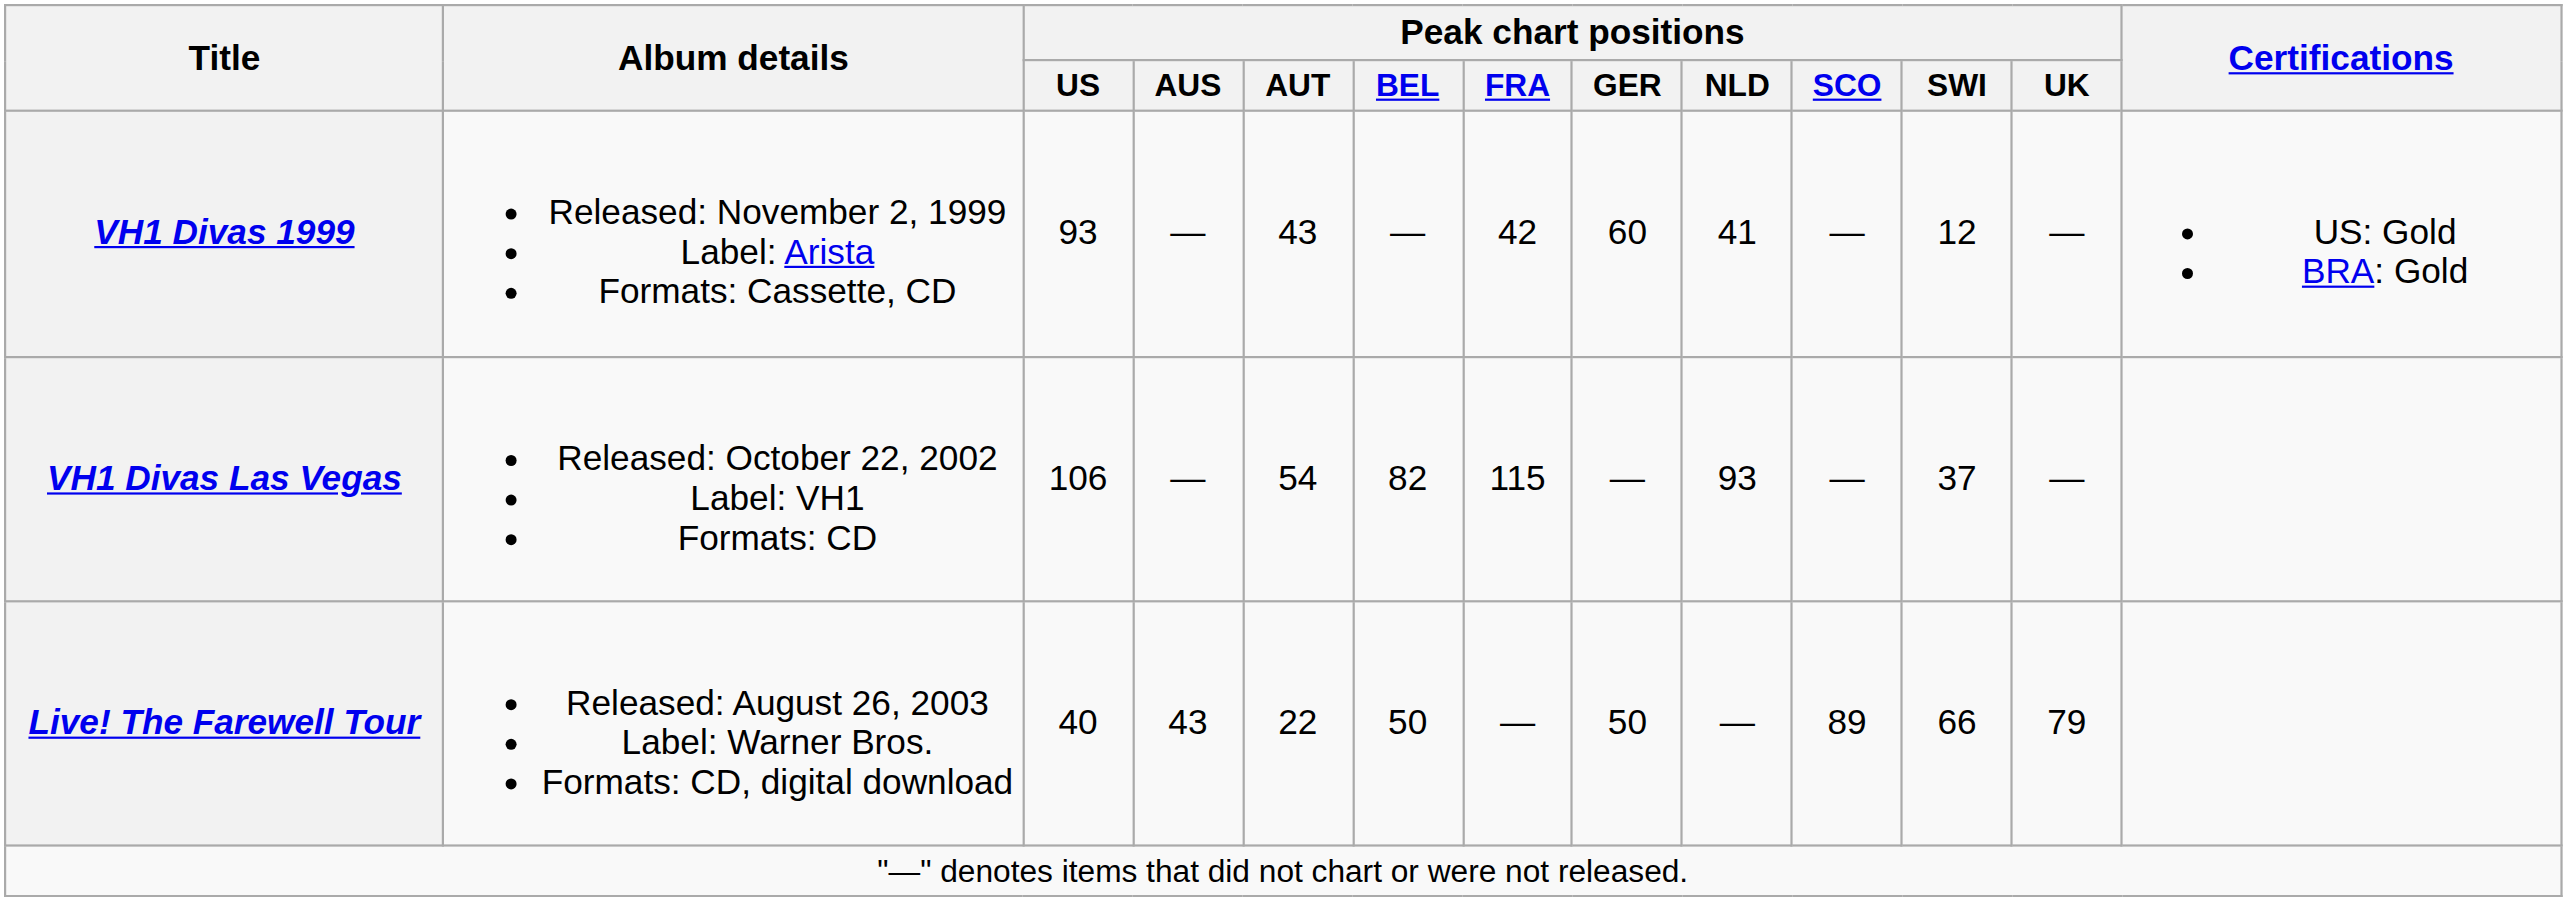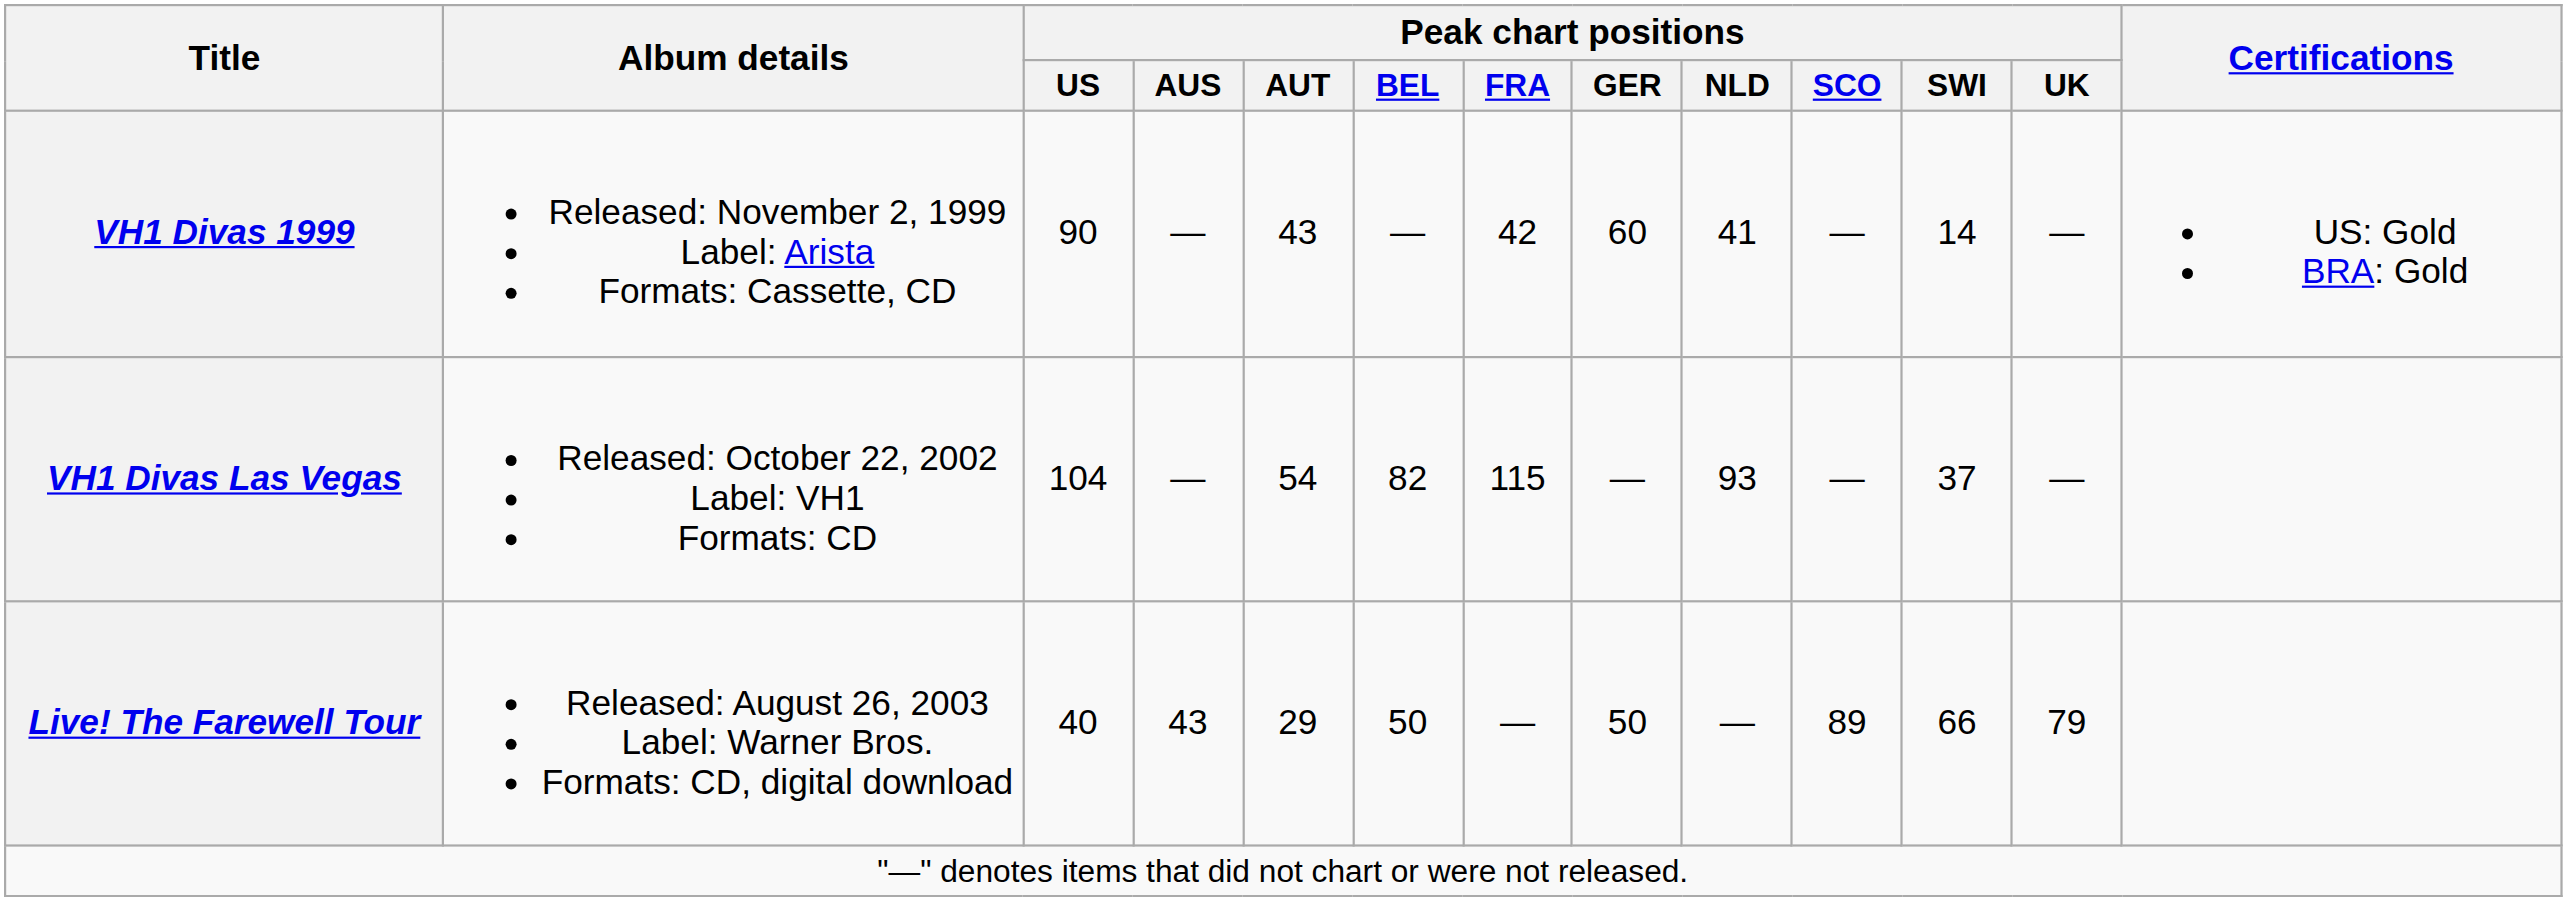(1078, 232) 93 -> (1078, 232) 90
(1957, 232) 12 -> (1957, 232) 14
(1078, 477) 106 -> (1078, 477) 104
(1298, 722) 22 -> (1298, 722) 29
